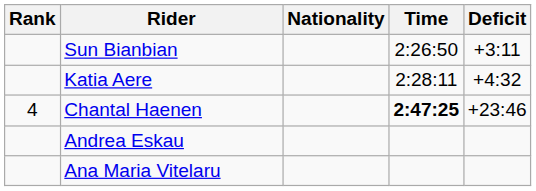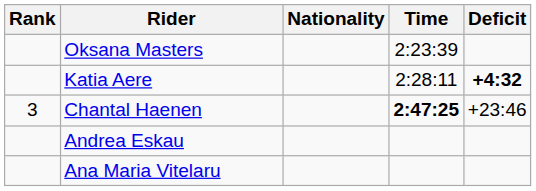+ row: (134, 49)
- row: (121, 49)
(497, 79) normal -> (497, 79) bold
(32, 110) 4 -> (32, 110) 3
